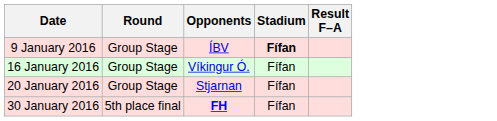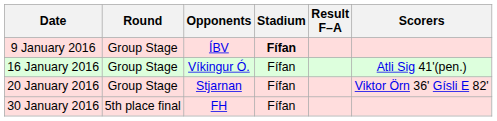+ column: (422, 21)
(219, 106) bold -> (219, 106) normal
